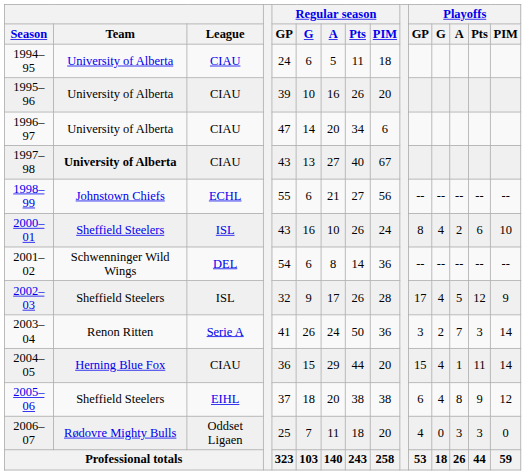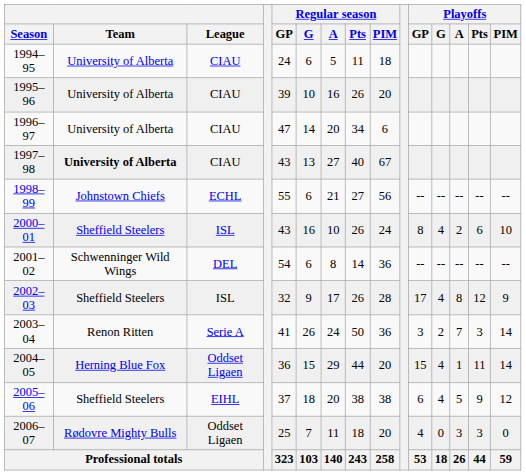(459, 297) 5 -> (459, 297) 8
(225, 365) CIAU -> (225, 365) Oddset Ligaen
(459, 399) 8 -> (459, 399) 5
